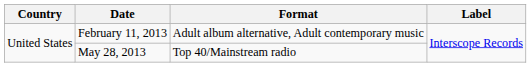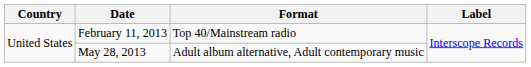(298, 33) Adult album alternative, Adult contemporary music -> (234, 33) Top 40/Mainstream radio
(234, 52) Top 40/Mainstream radio -> (298, 52) Adult album alternative, Adult contemporary music
